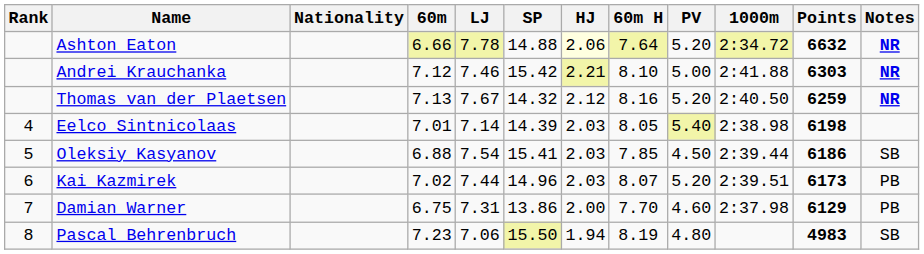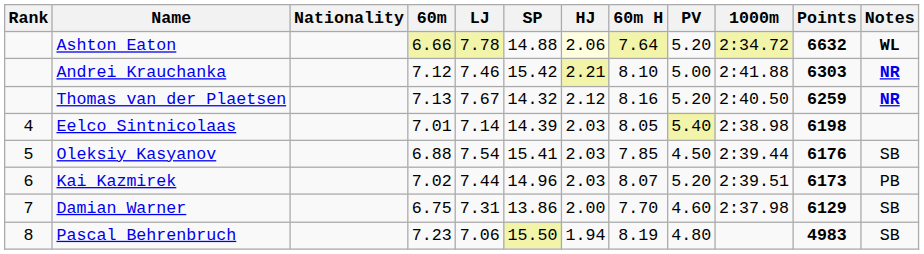(890, 45) NR -> (890, 45) WL
(827, 154) 6186 -> (827, 154) 6176
(890, 208) PB -> (890, 208) SB
